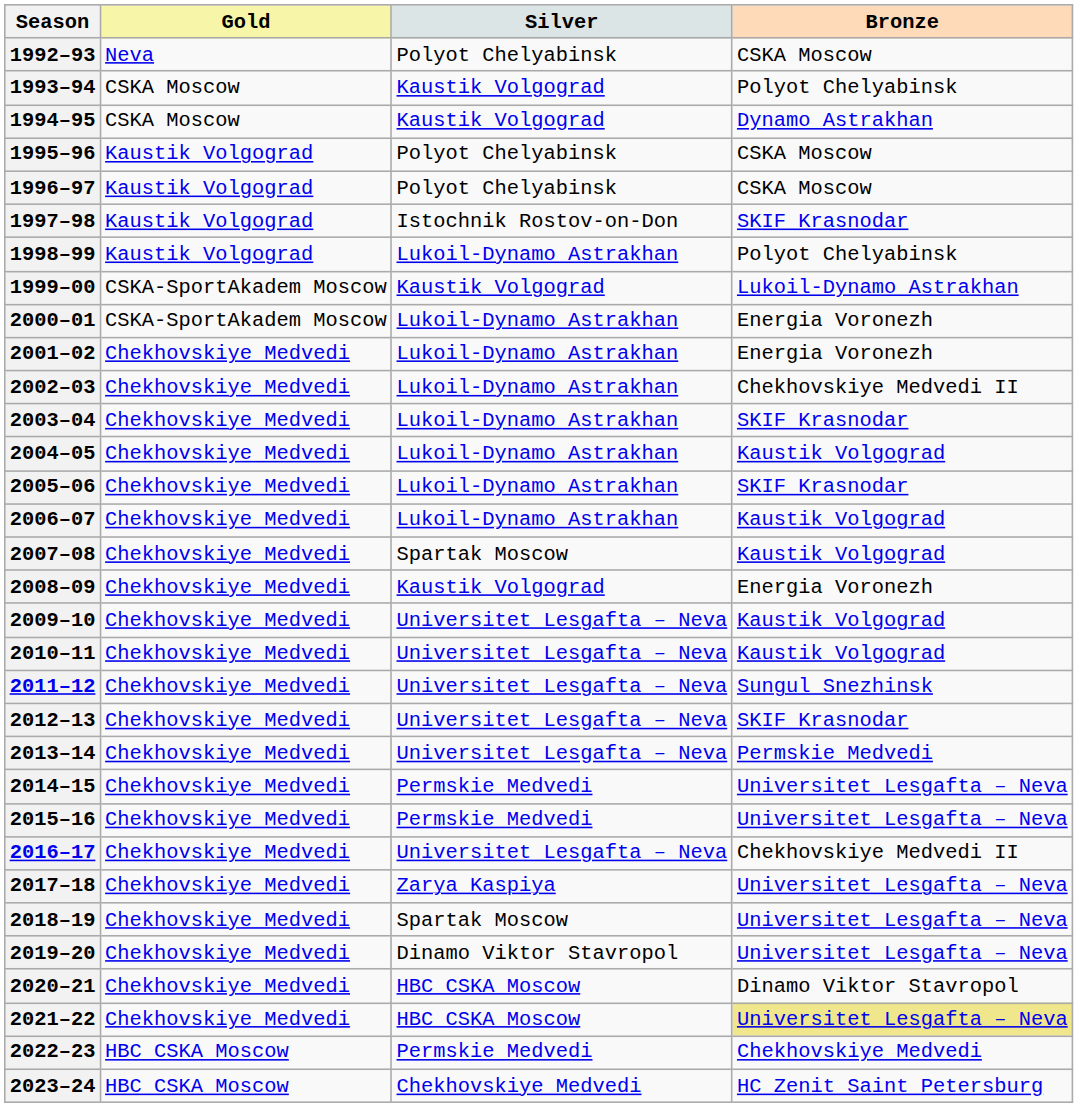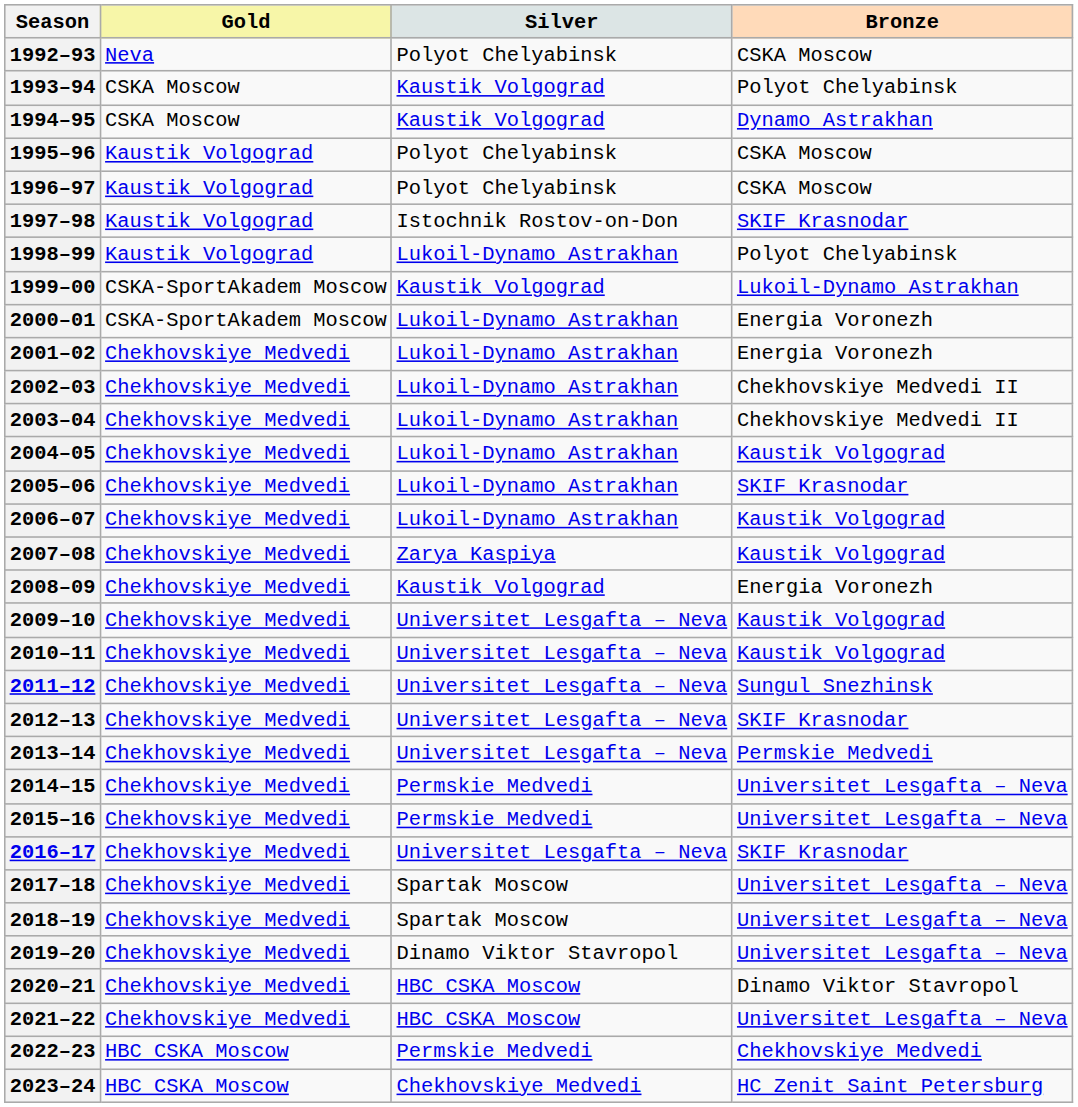(823, 421) SKIF Krasnodar -> (878, 421) Chekhovskiye Medvedi II
(482, 554) Spartak Moscow -> (476, 554) Zarya Kaspiya
(878, 853) Chekhovskiye Medvedi II -> (823, 853) SKIF Krasnodar
(476, 886) Zarya Kaspiya -> (482, 886) Spartak Moscow
(902, 1019) khaki background -> (902, 1019) no background
